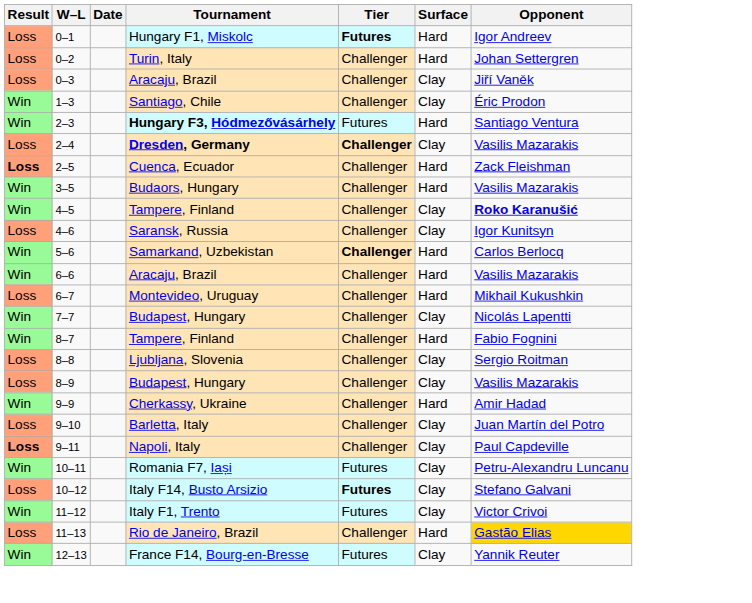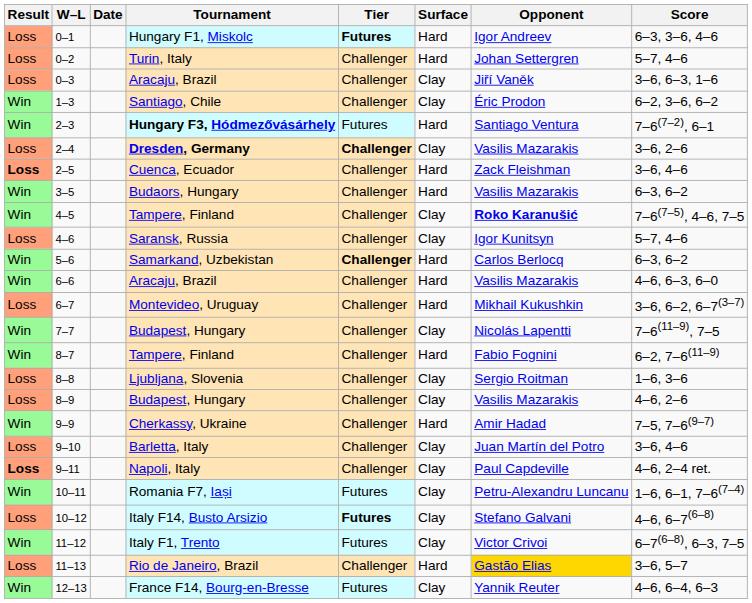+ column: (690, 15)
